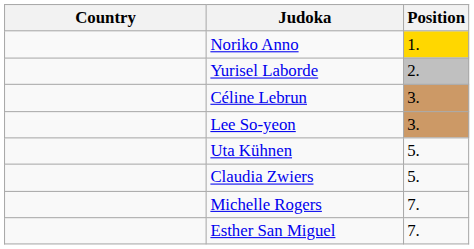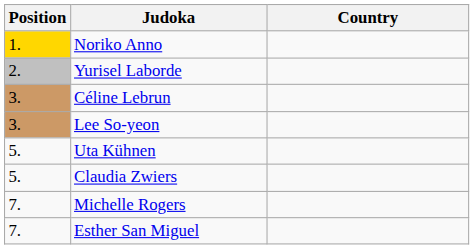columns swapped: (436, 17) <-> (106, 17)
